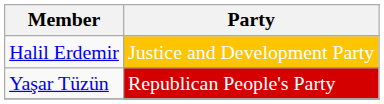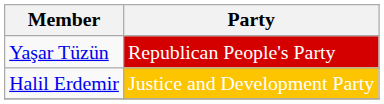rows swapped: (64, 51) <-> (59, 83)
